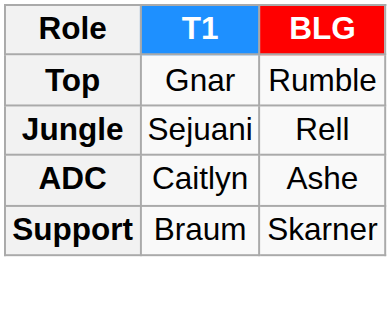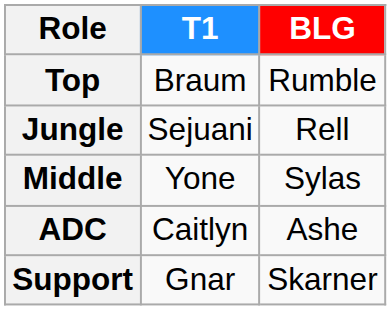(200, 79) Gnar -> (200, 79) Braum
+ row: (73, 179)
(200, 229) Braum -> (200, 279) Gnar
